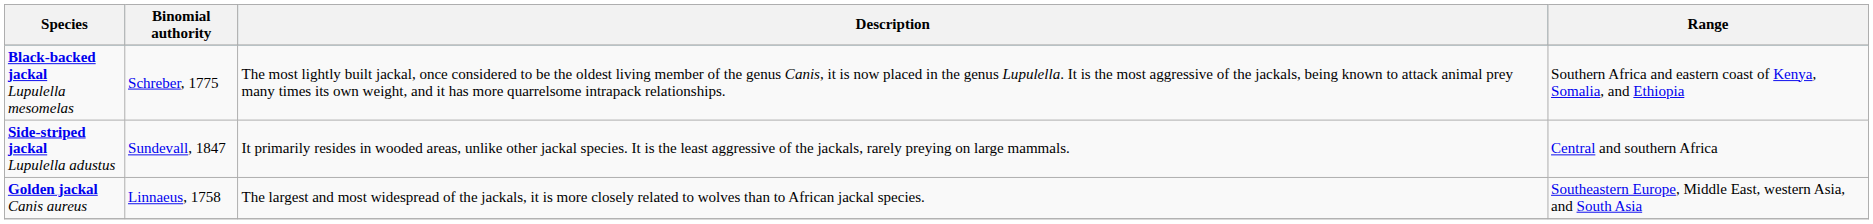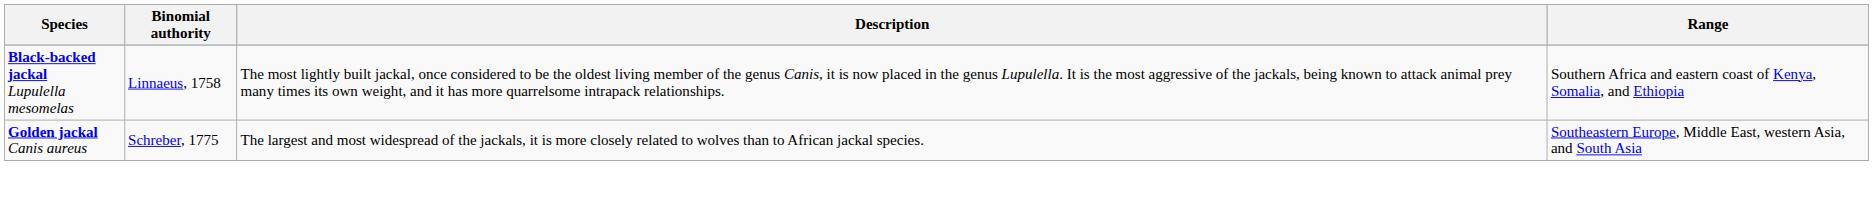(173, 82) Schreber, 1775 -> (174, 82) Linnaeus, 1758
- row: (62, 148)
(174, 197) Linnaeus, 1758 -> (173, 140) Schreber, 1775
